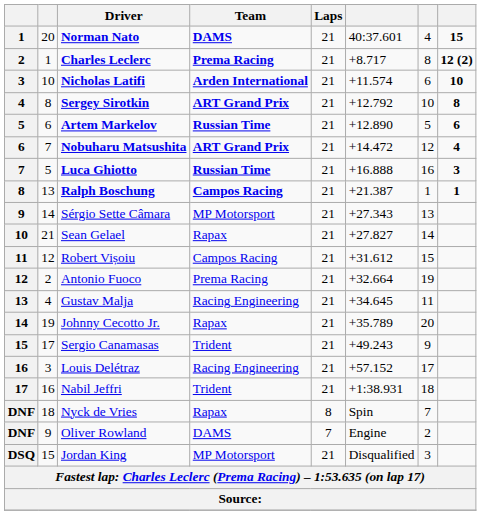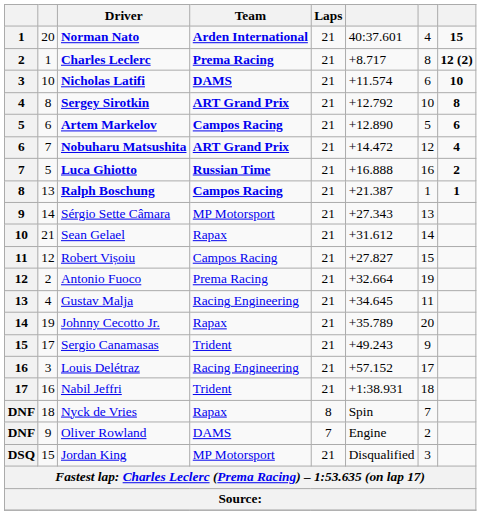(212, 37) DAMS -> (250, 37) Arden International
(250, 81) Arden International -> (212, 81) DAMS
(232, 125) Russian Time -> (238, 125) Campos Racing
(457, 169) 3 -> (457, 169) 2
(371, 234) +27.827 -> (371, 234) +31.612
(371, 256) +31.612 -> (371, 256) +27.827
